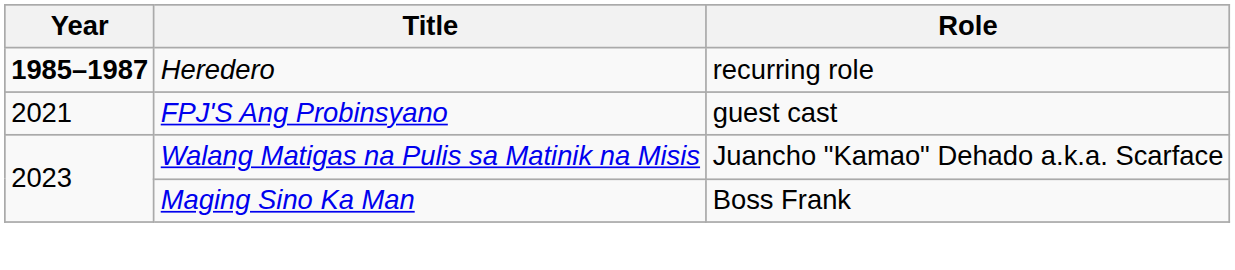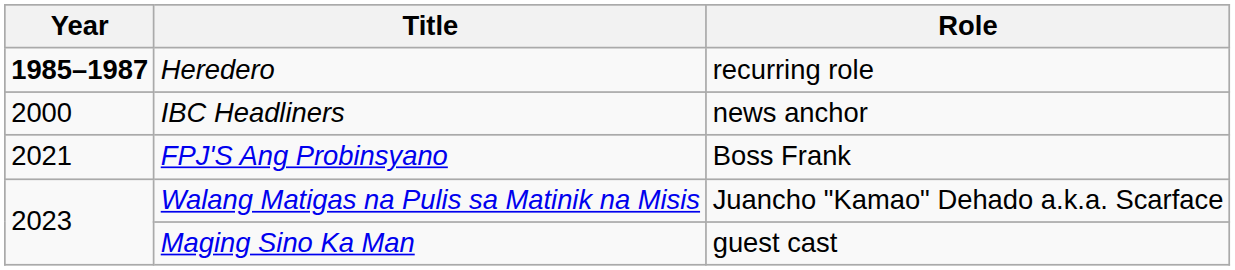+ row: (253, 112)
(775, 112) guest cast -> (782, 156) Boss Frank
(782, 199) Boss Frank -> (775, 243) guest cast
